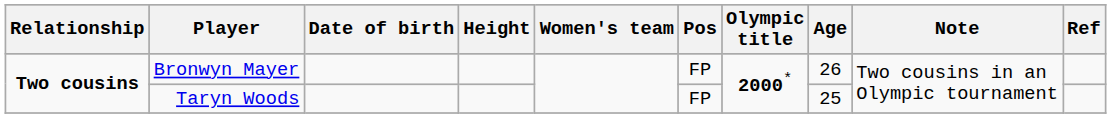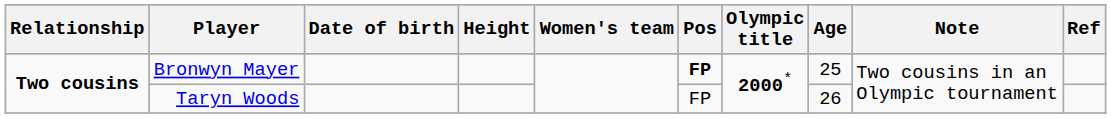(700, 69) normal -> (700, 69) bold
(830, 69) 26 -> (830, 69) 25
(830, 99) 25 -> (830, 99) 26
